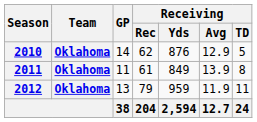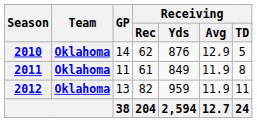(216, 70) 13.9 -> (216, 70) 11.9
(146, 89) 79 -> (146, 89) 82
